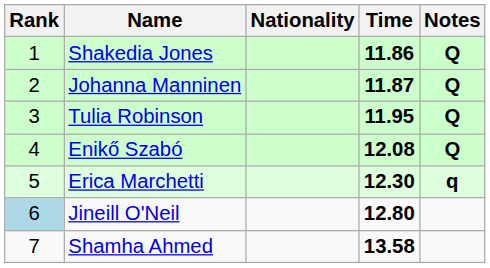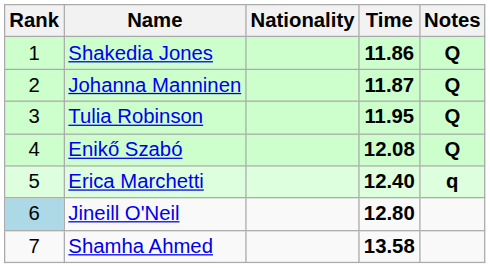(389, 181) 12.30 -> (389, 181) 12.40
